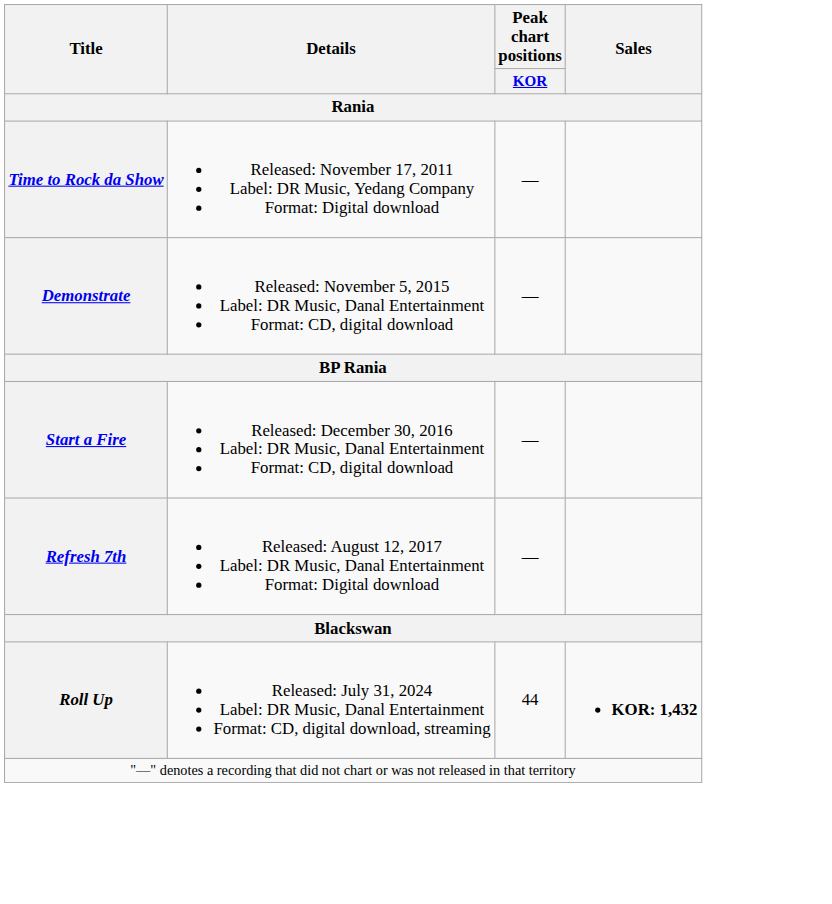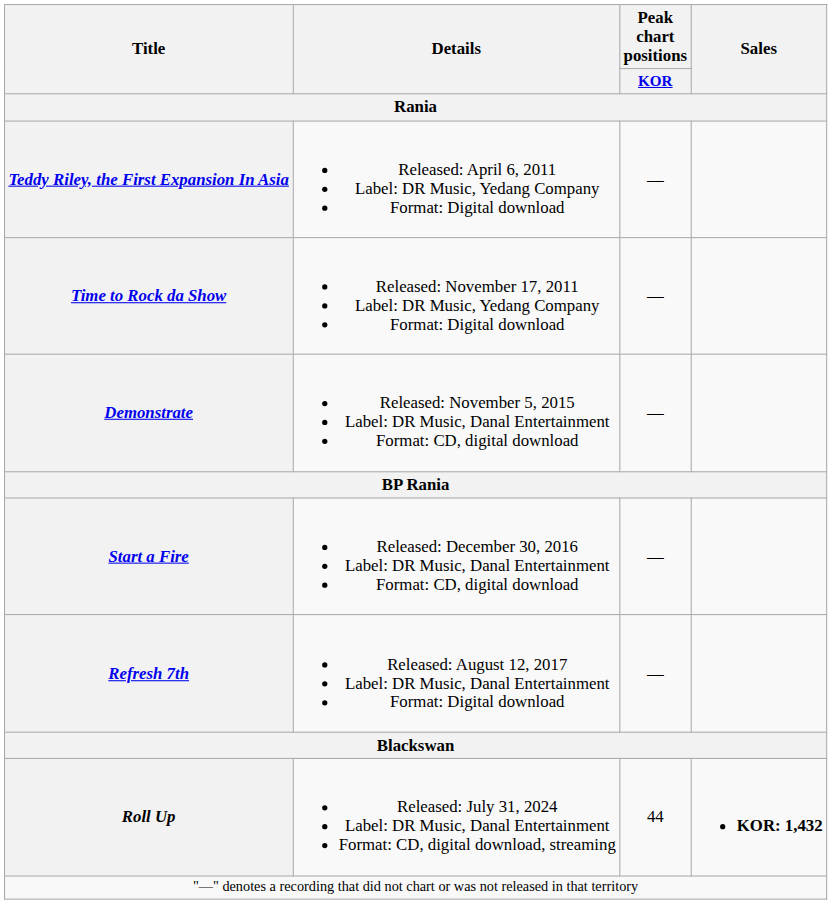+ row: (149, 178)
